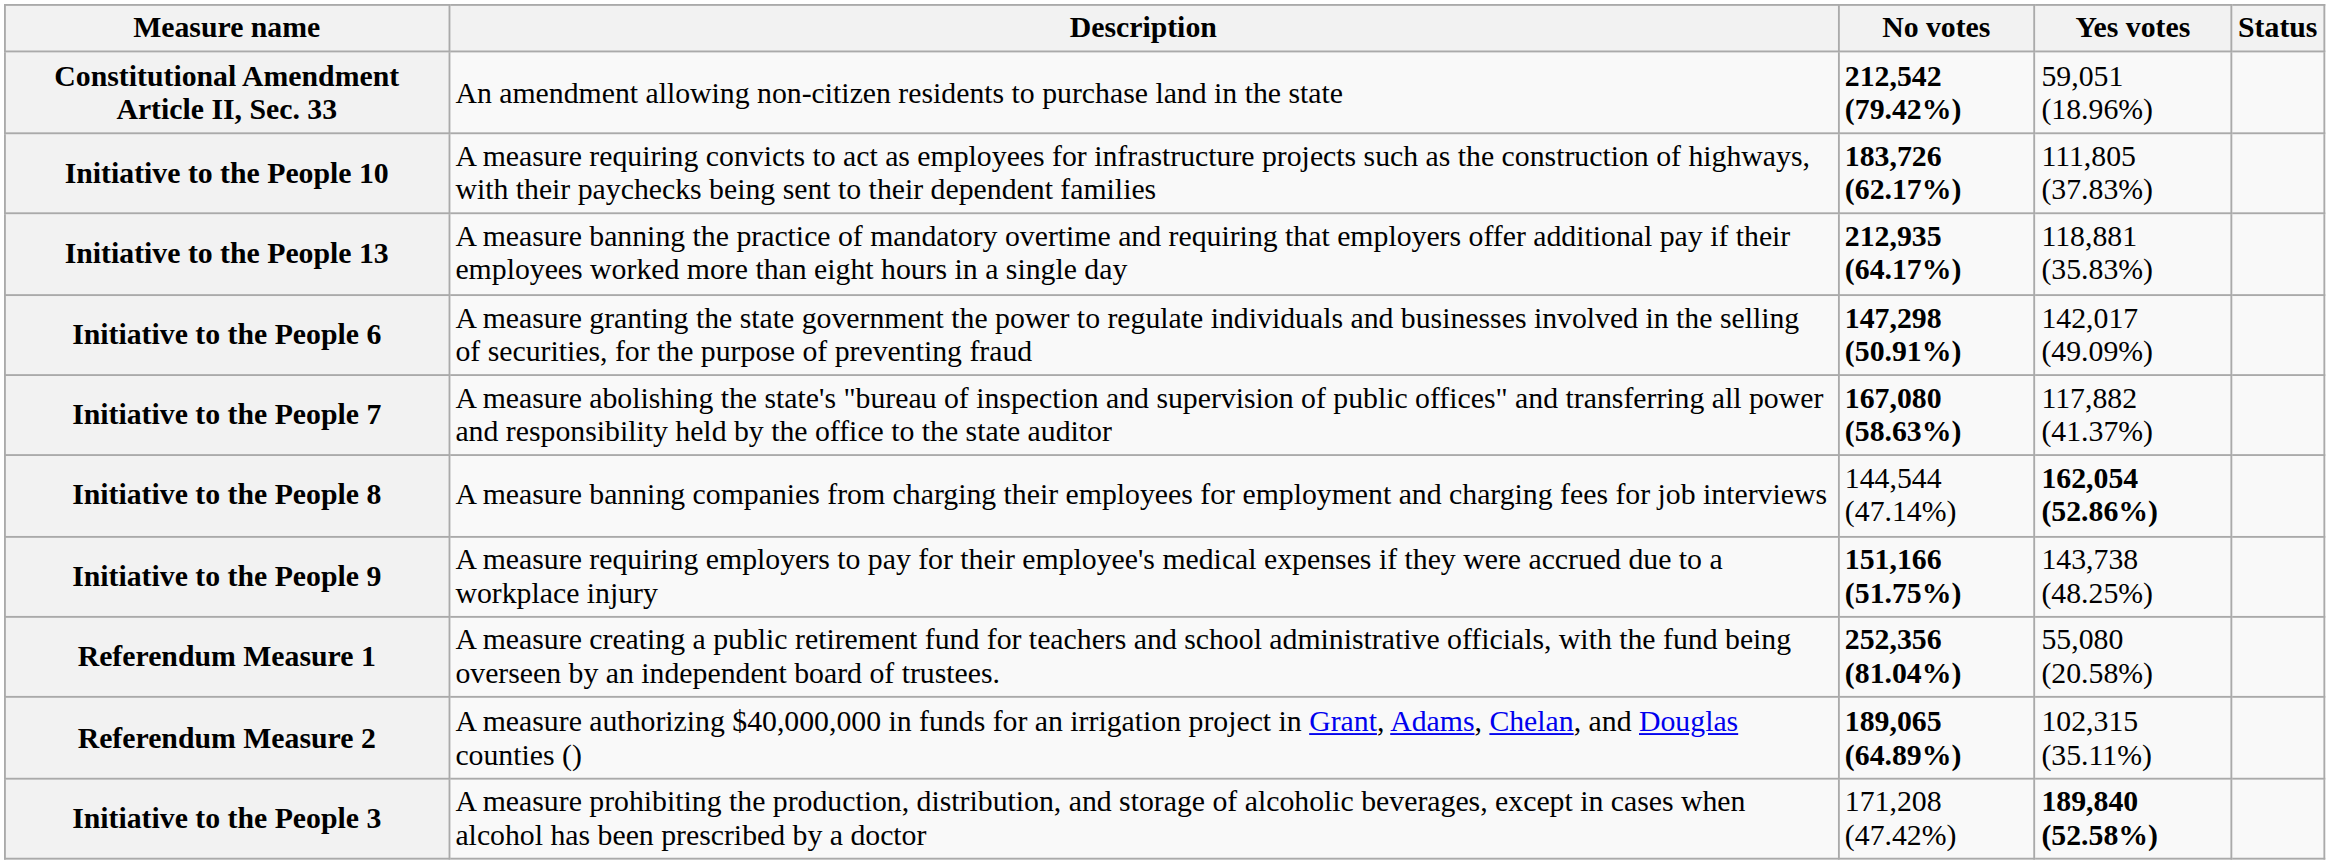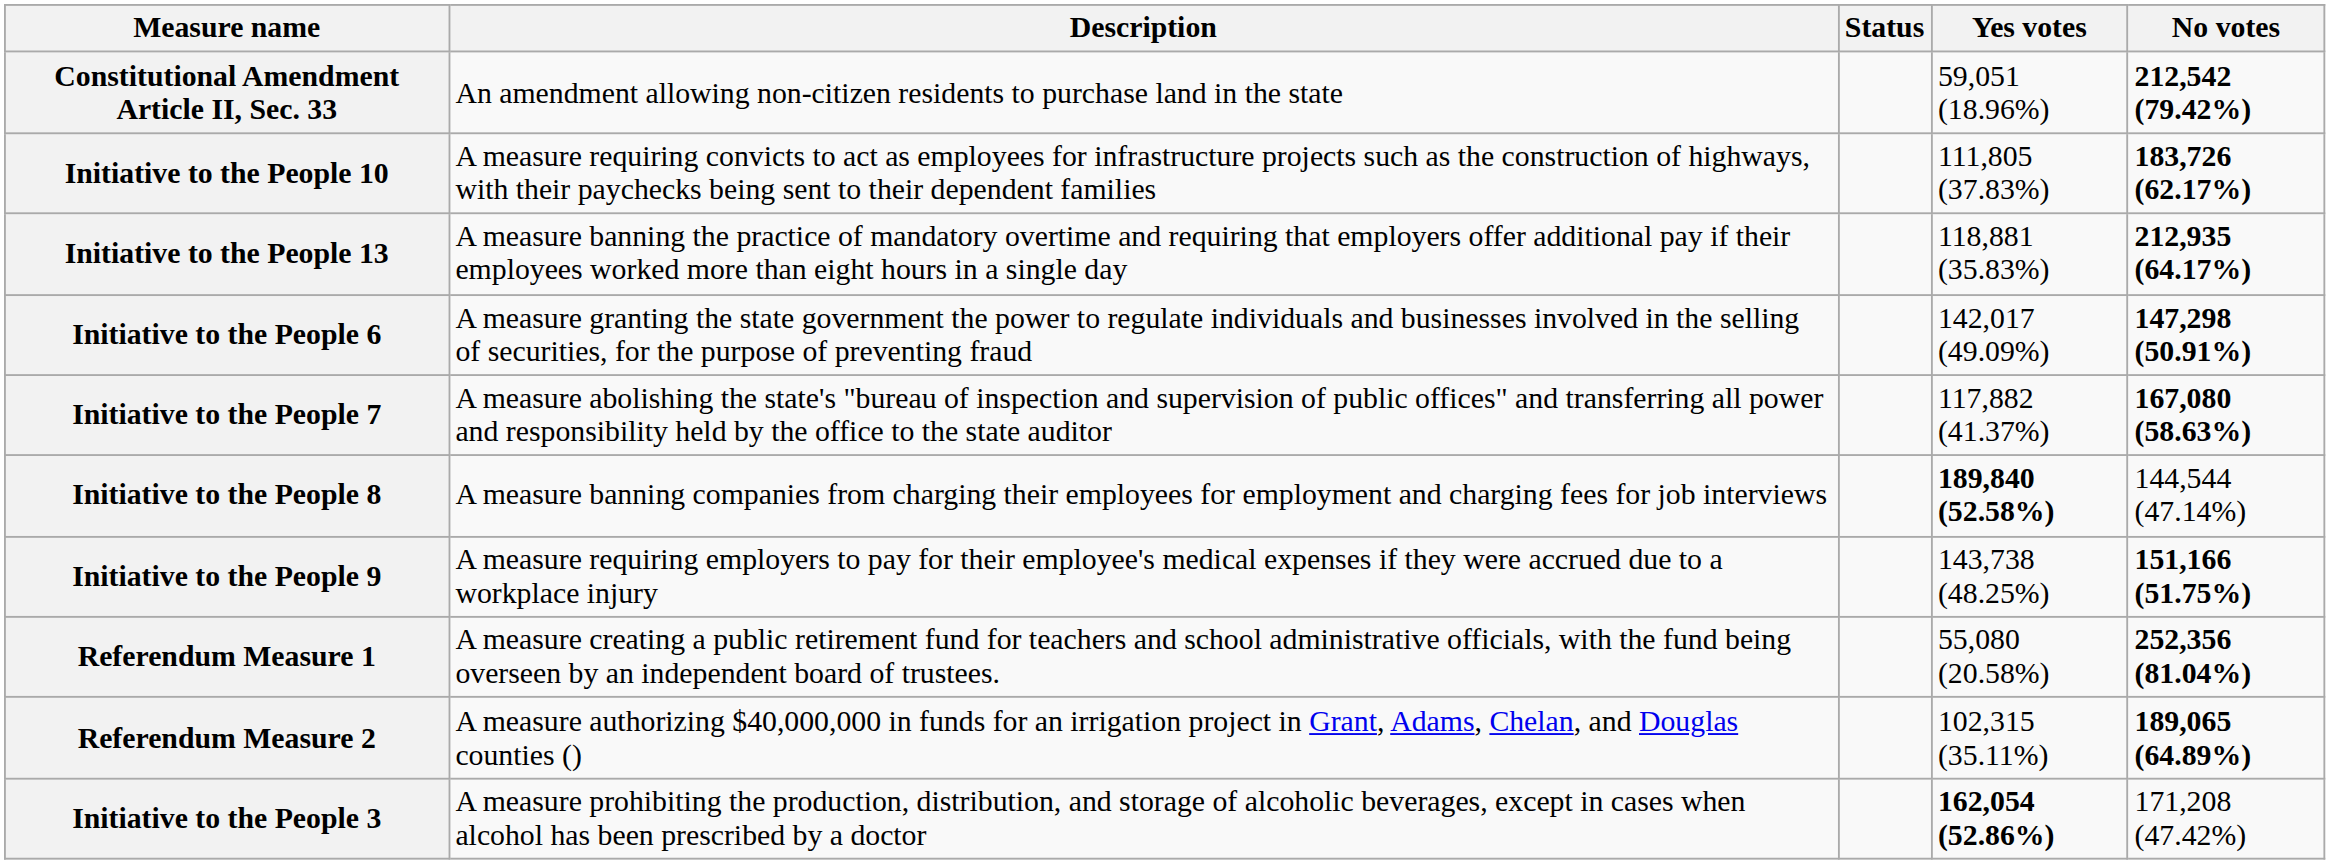columns swapped: (2278, 28) <-> (1936, 28)
(2100, 495) 162,054 (52.86%) -> (1996, 495) 189,840 (52.58%)
(2100, 818) 189,840 (52.58%) -> (1996, 818) 162,054 (52.86%)
